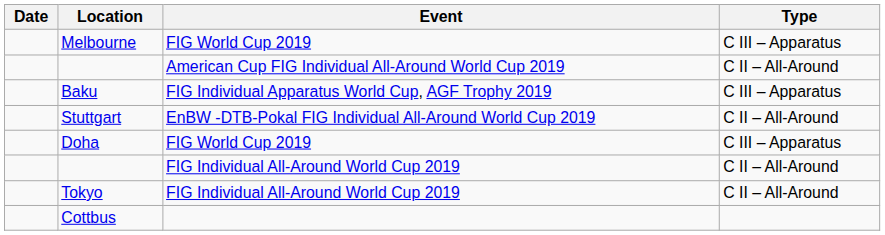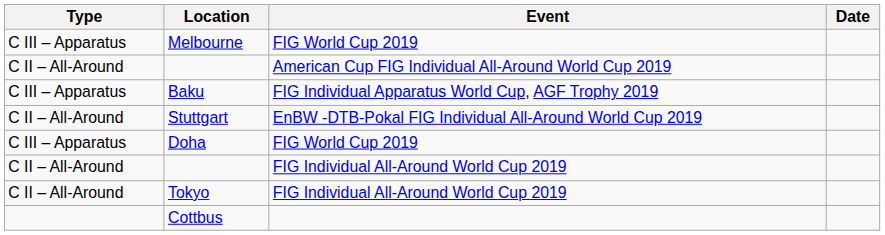columns swapped: (31, 17) <-> (799, 17)
